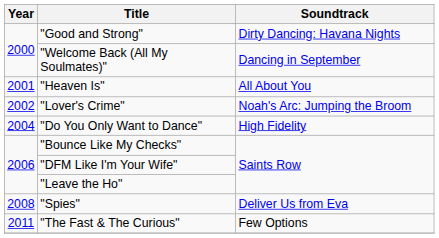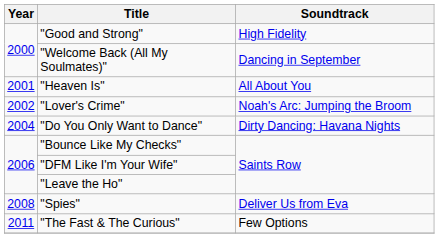(319, 33) Dirty Dancing: Havana Nights -> (272, 33) High Fidelity
(272, 125) High Fidelity -> (319, 125) Dirty Dancing: Havana Nights
